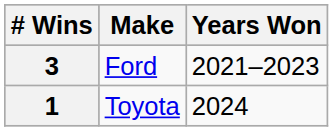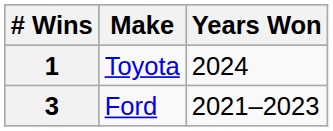rows swapped: (52, 66) <-> (52, 106)
